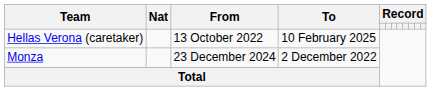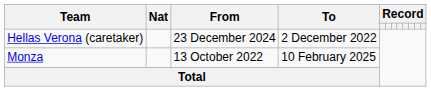(218, 38) 13 October 2022 -> (225, 38) 23 December 2024
(329, 38) 10 February 2025 -> (329, 38) 2 December 2022
(225, 57) 23 December 2024 -> (218, 57) 13 October 2022
(329, 57) 2 December 2022 -> (329, 57) 10 February 2025
